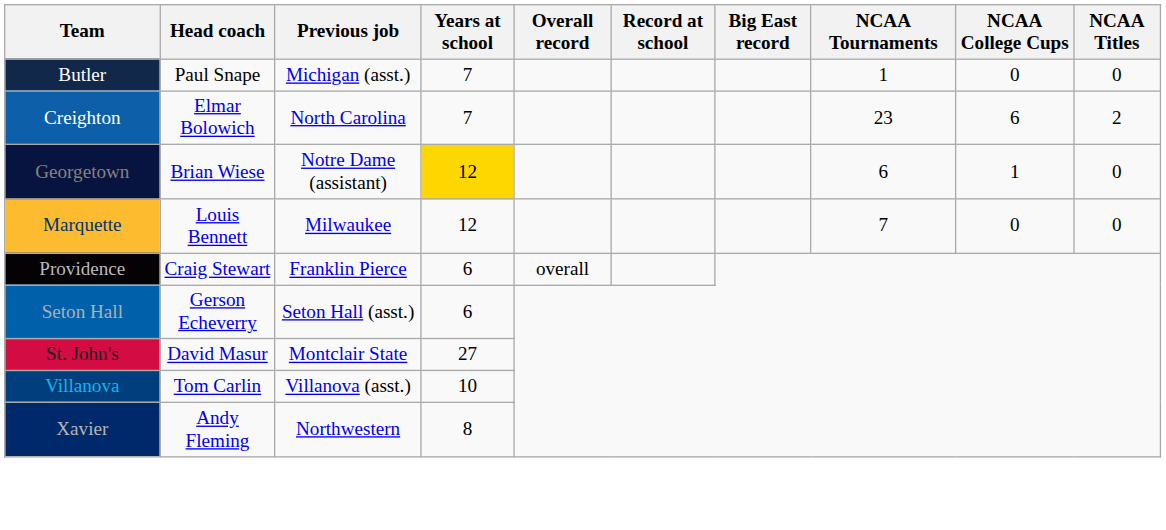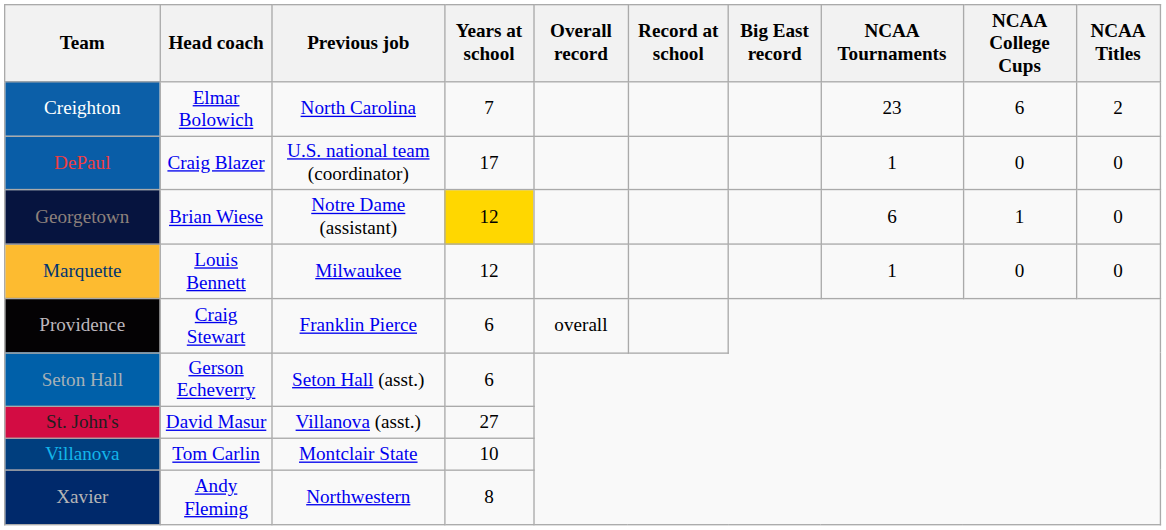- row: (82, 74)
+ row: (82, 162)
(883, 226) 7 -> (892, 271) 1
(348, 354) Montclair State -> (358, 422) Villanova (asst.)
(348, 386) Villanova (asst.) -> (358, 454) Montclair State
